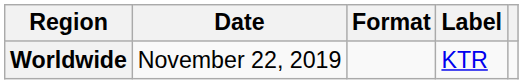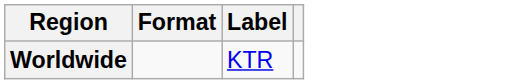- column: (240, 22)
